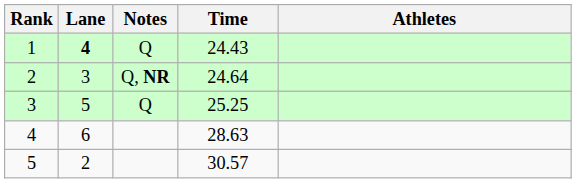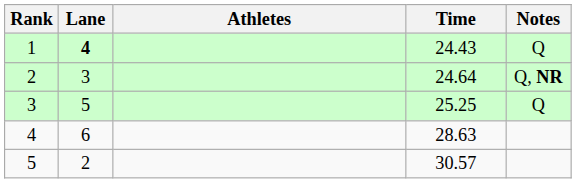columns swapped: (424, 18) <-> (145, 18)
